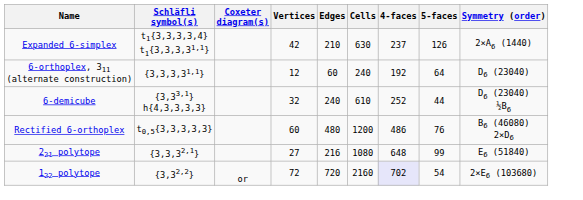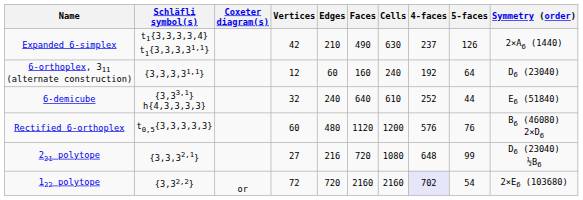+ column: (363, 16)
(504, 101) D6 (23040) ½B6 -> (534, 100) E6 (51840)
(398, 130) 486 -> (429, 128) 576
(504, 153) E6 (51840) -> (534, 157) D6 (23040) ½B6
